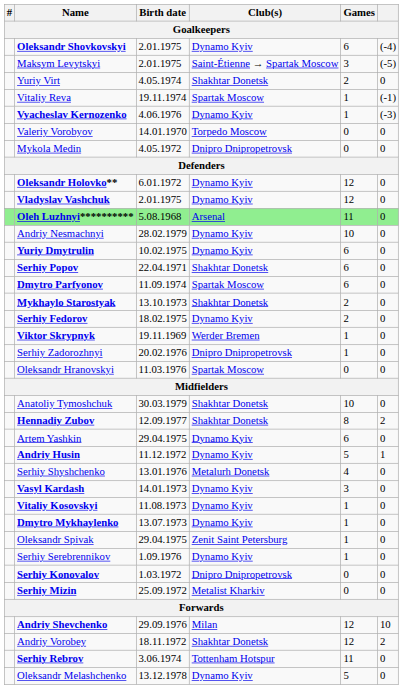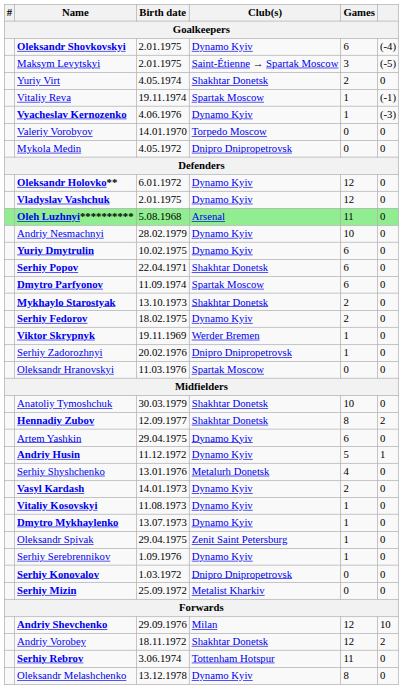(346, 489) 3 -> (346, 489) 2
(346, 676) 5 -> (346, 676) 8
